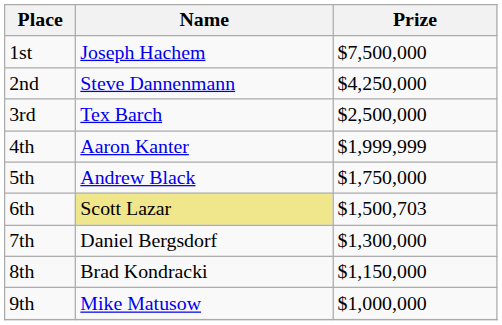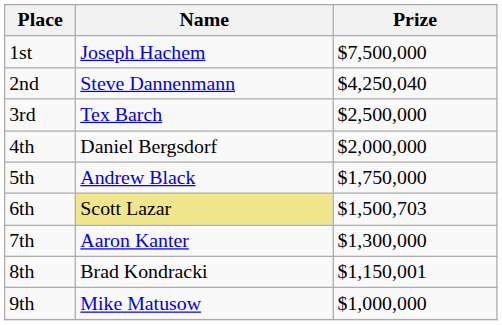(382, 83) $4,250,000 -> (382, 83) $4,250,040
(135, 146) Aaron Kanter -> (149, 146) Daniel Bergsdorf
(382, 146) $1,999,999 -> (382, 146) $2,000,000
(149, 240) Daniel Bergsdorf -> (135, 240) Aaron Kanter
(382, 271) $1,150,000 -> (382, 271) $1,150,001
